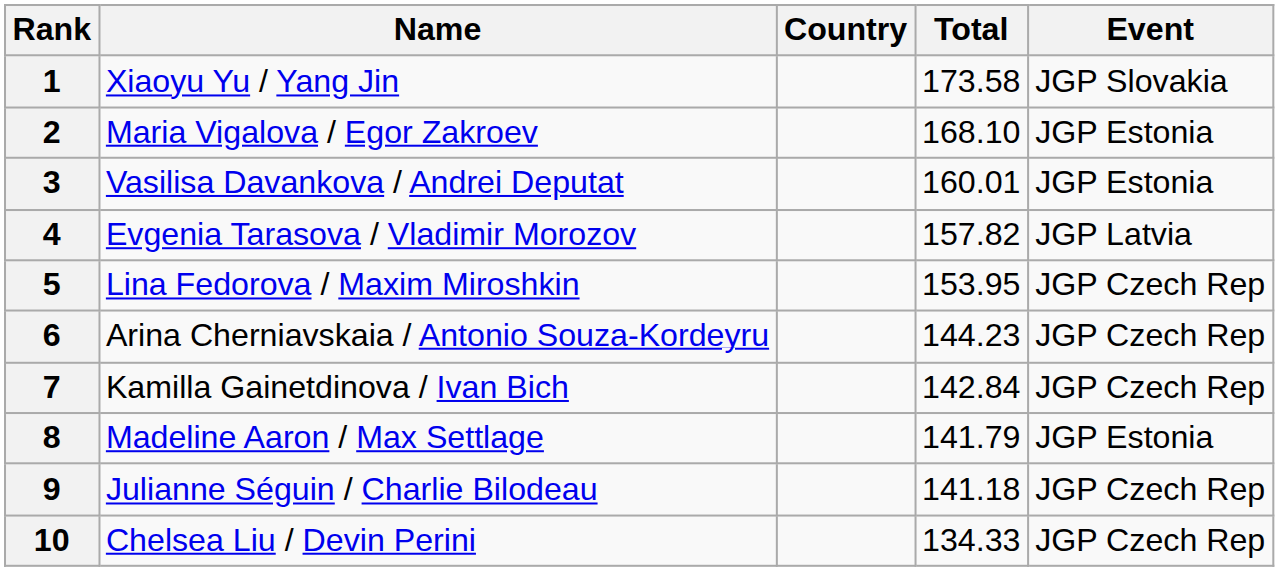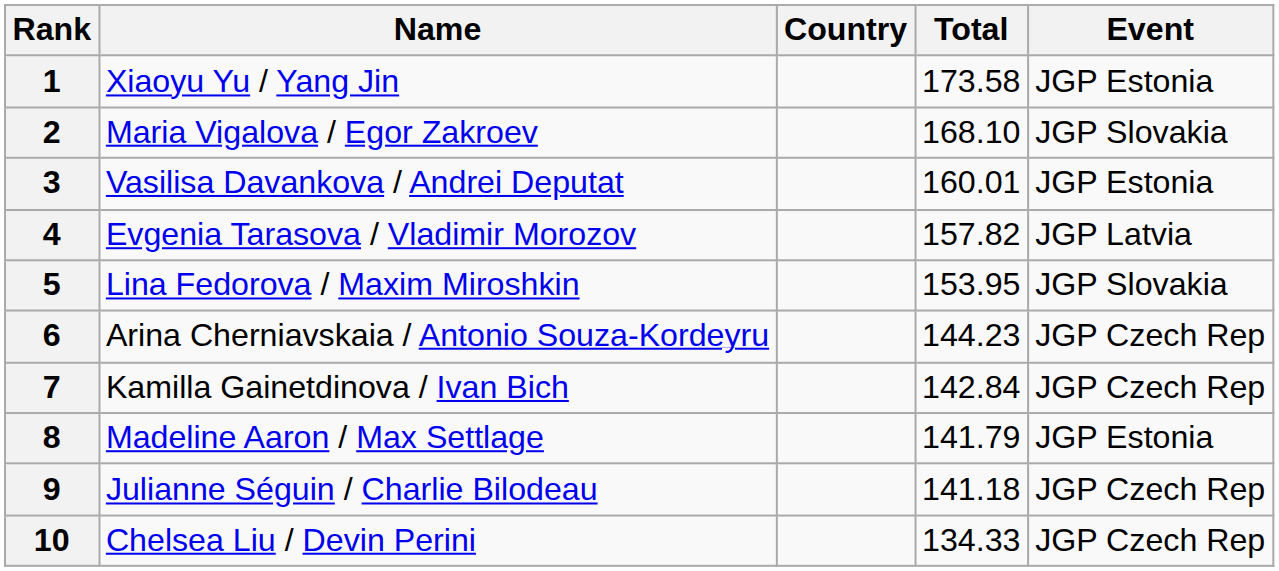(1131, 81) JGP Slovakia -> (1124, 81) JGP Estonia
(1124, 132) JGP Estonia -> (1131, 132) JGP Slovakia
(1150, 285) JGP Czech Rep -> (1131, 285) JGP Slovakia
